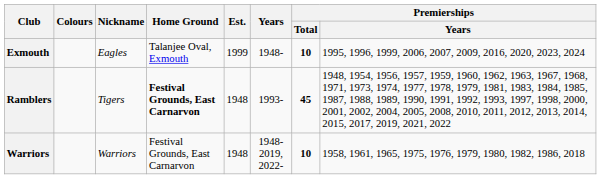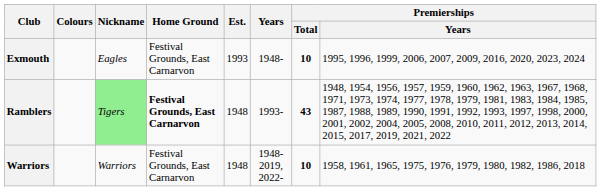(180, 53) Talanjee Oval, Exmouth -> (179, 59) Festival Grounds, East Carnarvon
(237, 53) 1999 -> (237, 59) 1993
(111, 100) no background -> (111, 112) lightgreen background
(306, 100) 45 -> (306, 112) 43
